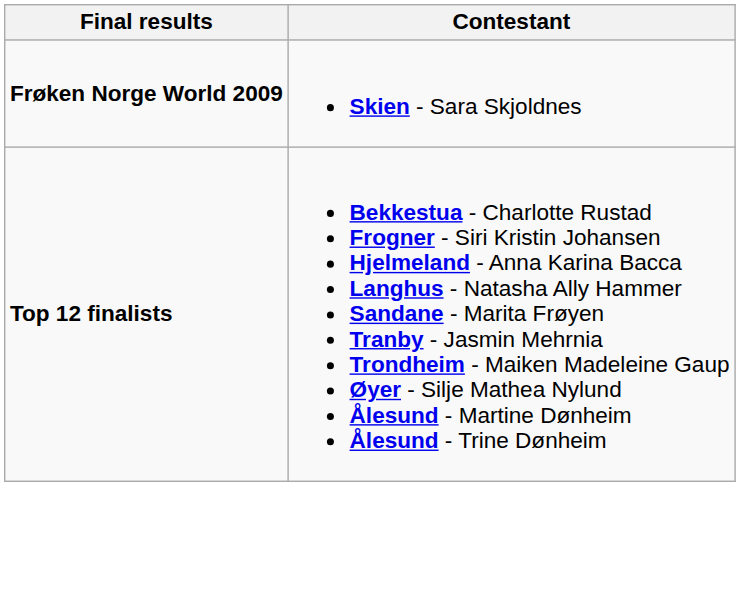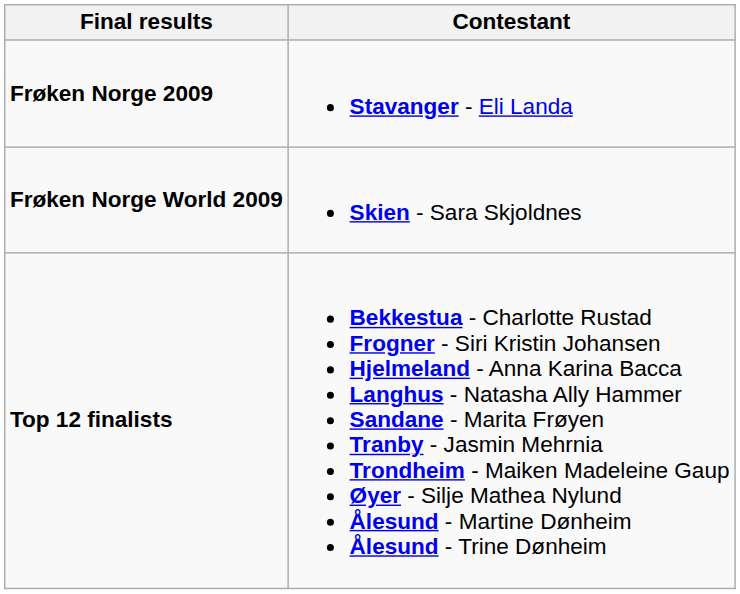+ row: (111, 93)
